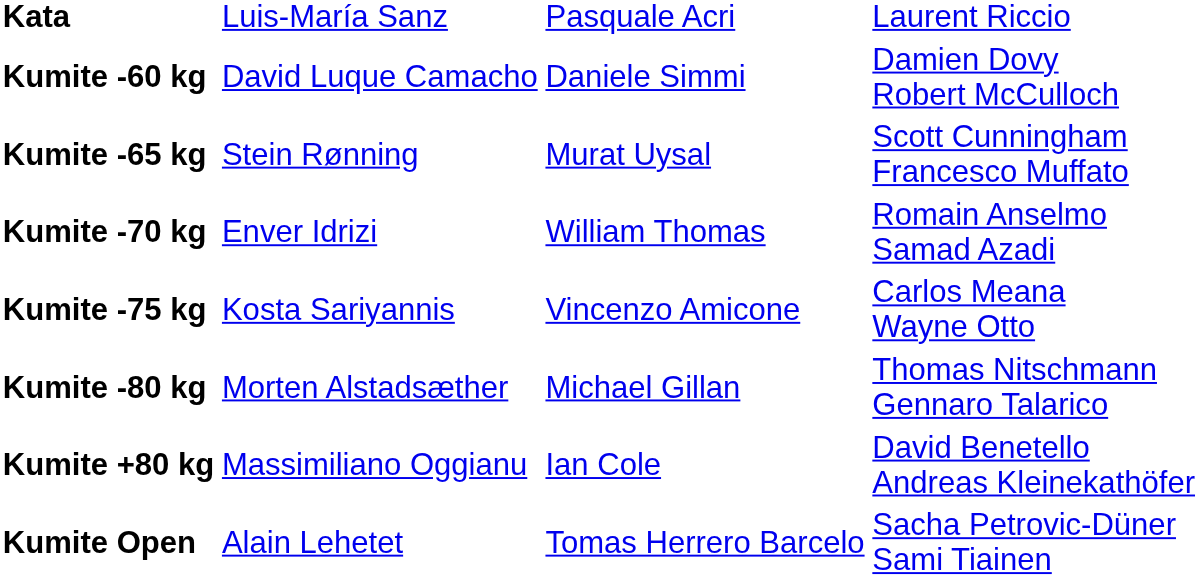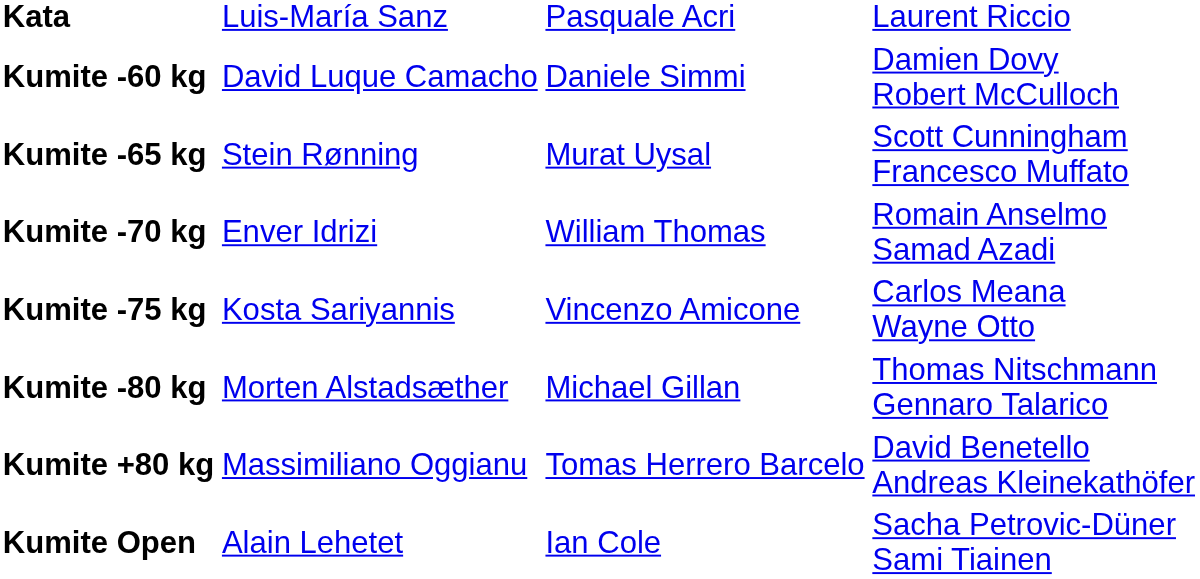(603, 464) Ian Cole -> (705, 464) Tomas Herrero Barcelo
(705, 542) Tomas Herrero Barcelo -> (603, 542) Ian Cole
